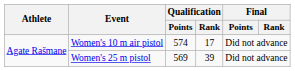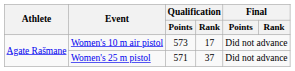(181, 43) 574 -> (181, 43) 573
(181, 58) 569 -> (181, 58) 571
(209, 58) 39 -> (209, 58) 37
